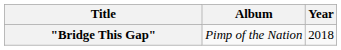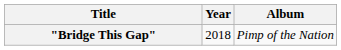columns swapped: (321, 14) <-> (254, 14)
